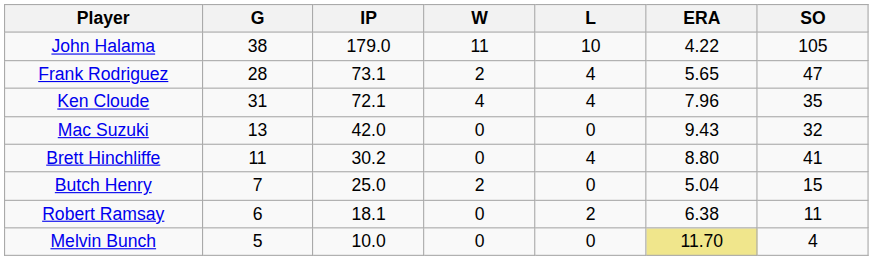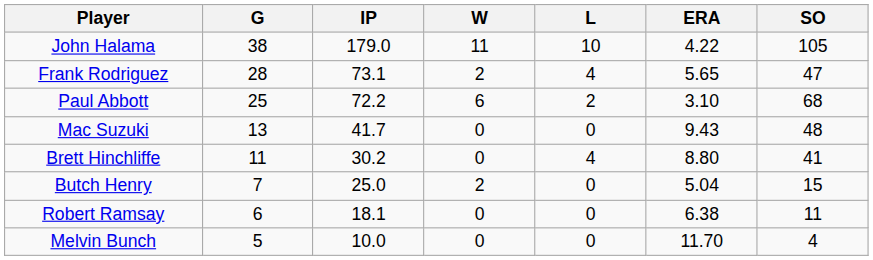+ row: (103, 102)
- row: (103, 102)
(369, 130) 42.0 -> (369, 130) 41.7
(813, 130) 32 -> (813, 130) 48
(591, 213) 2 -> (591, 213) 0
(702, 241) khaki background -> (702, 241) no background
